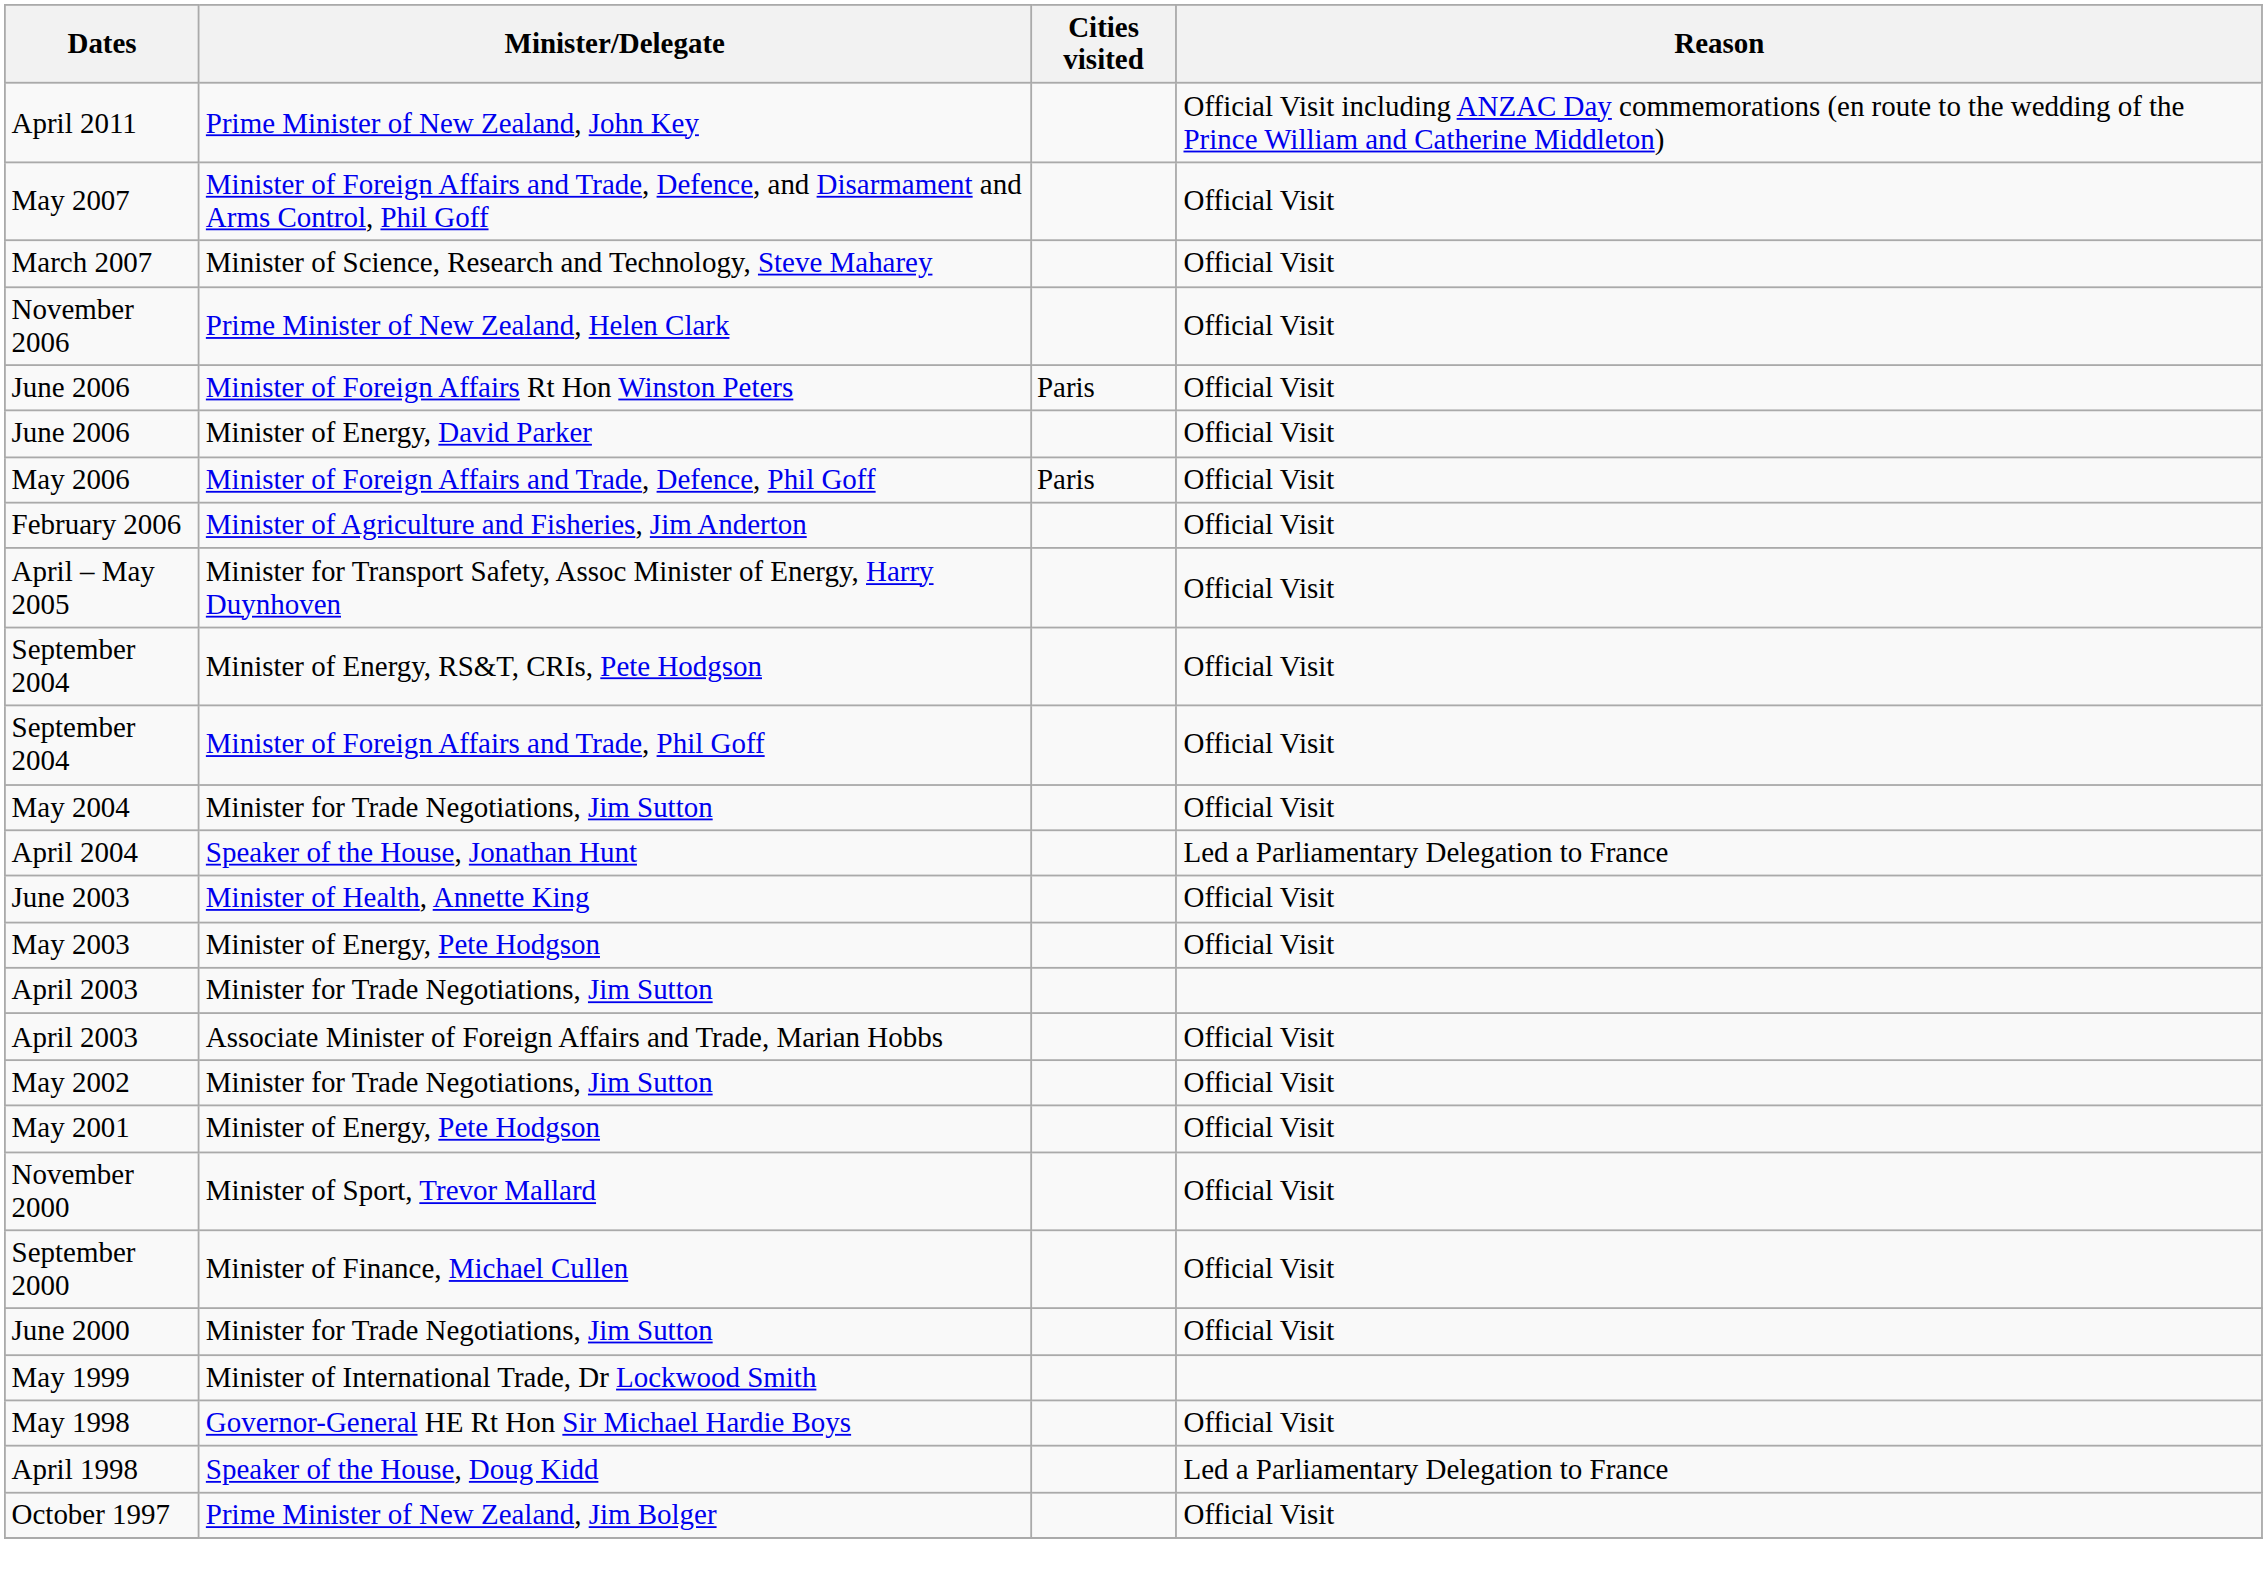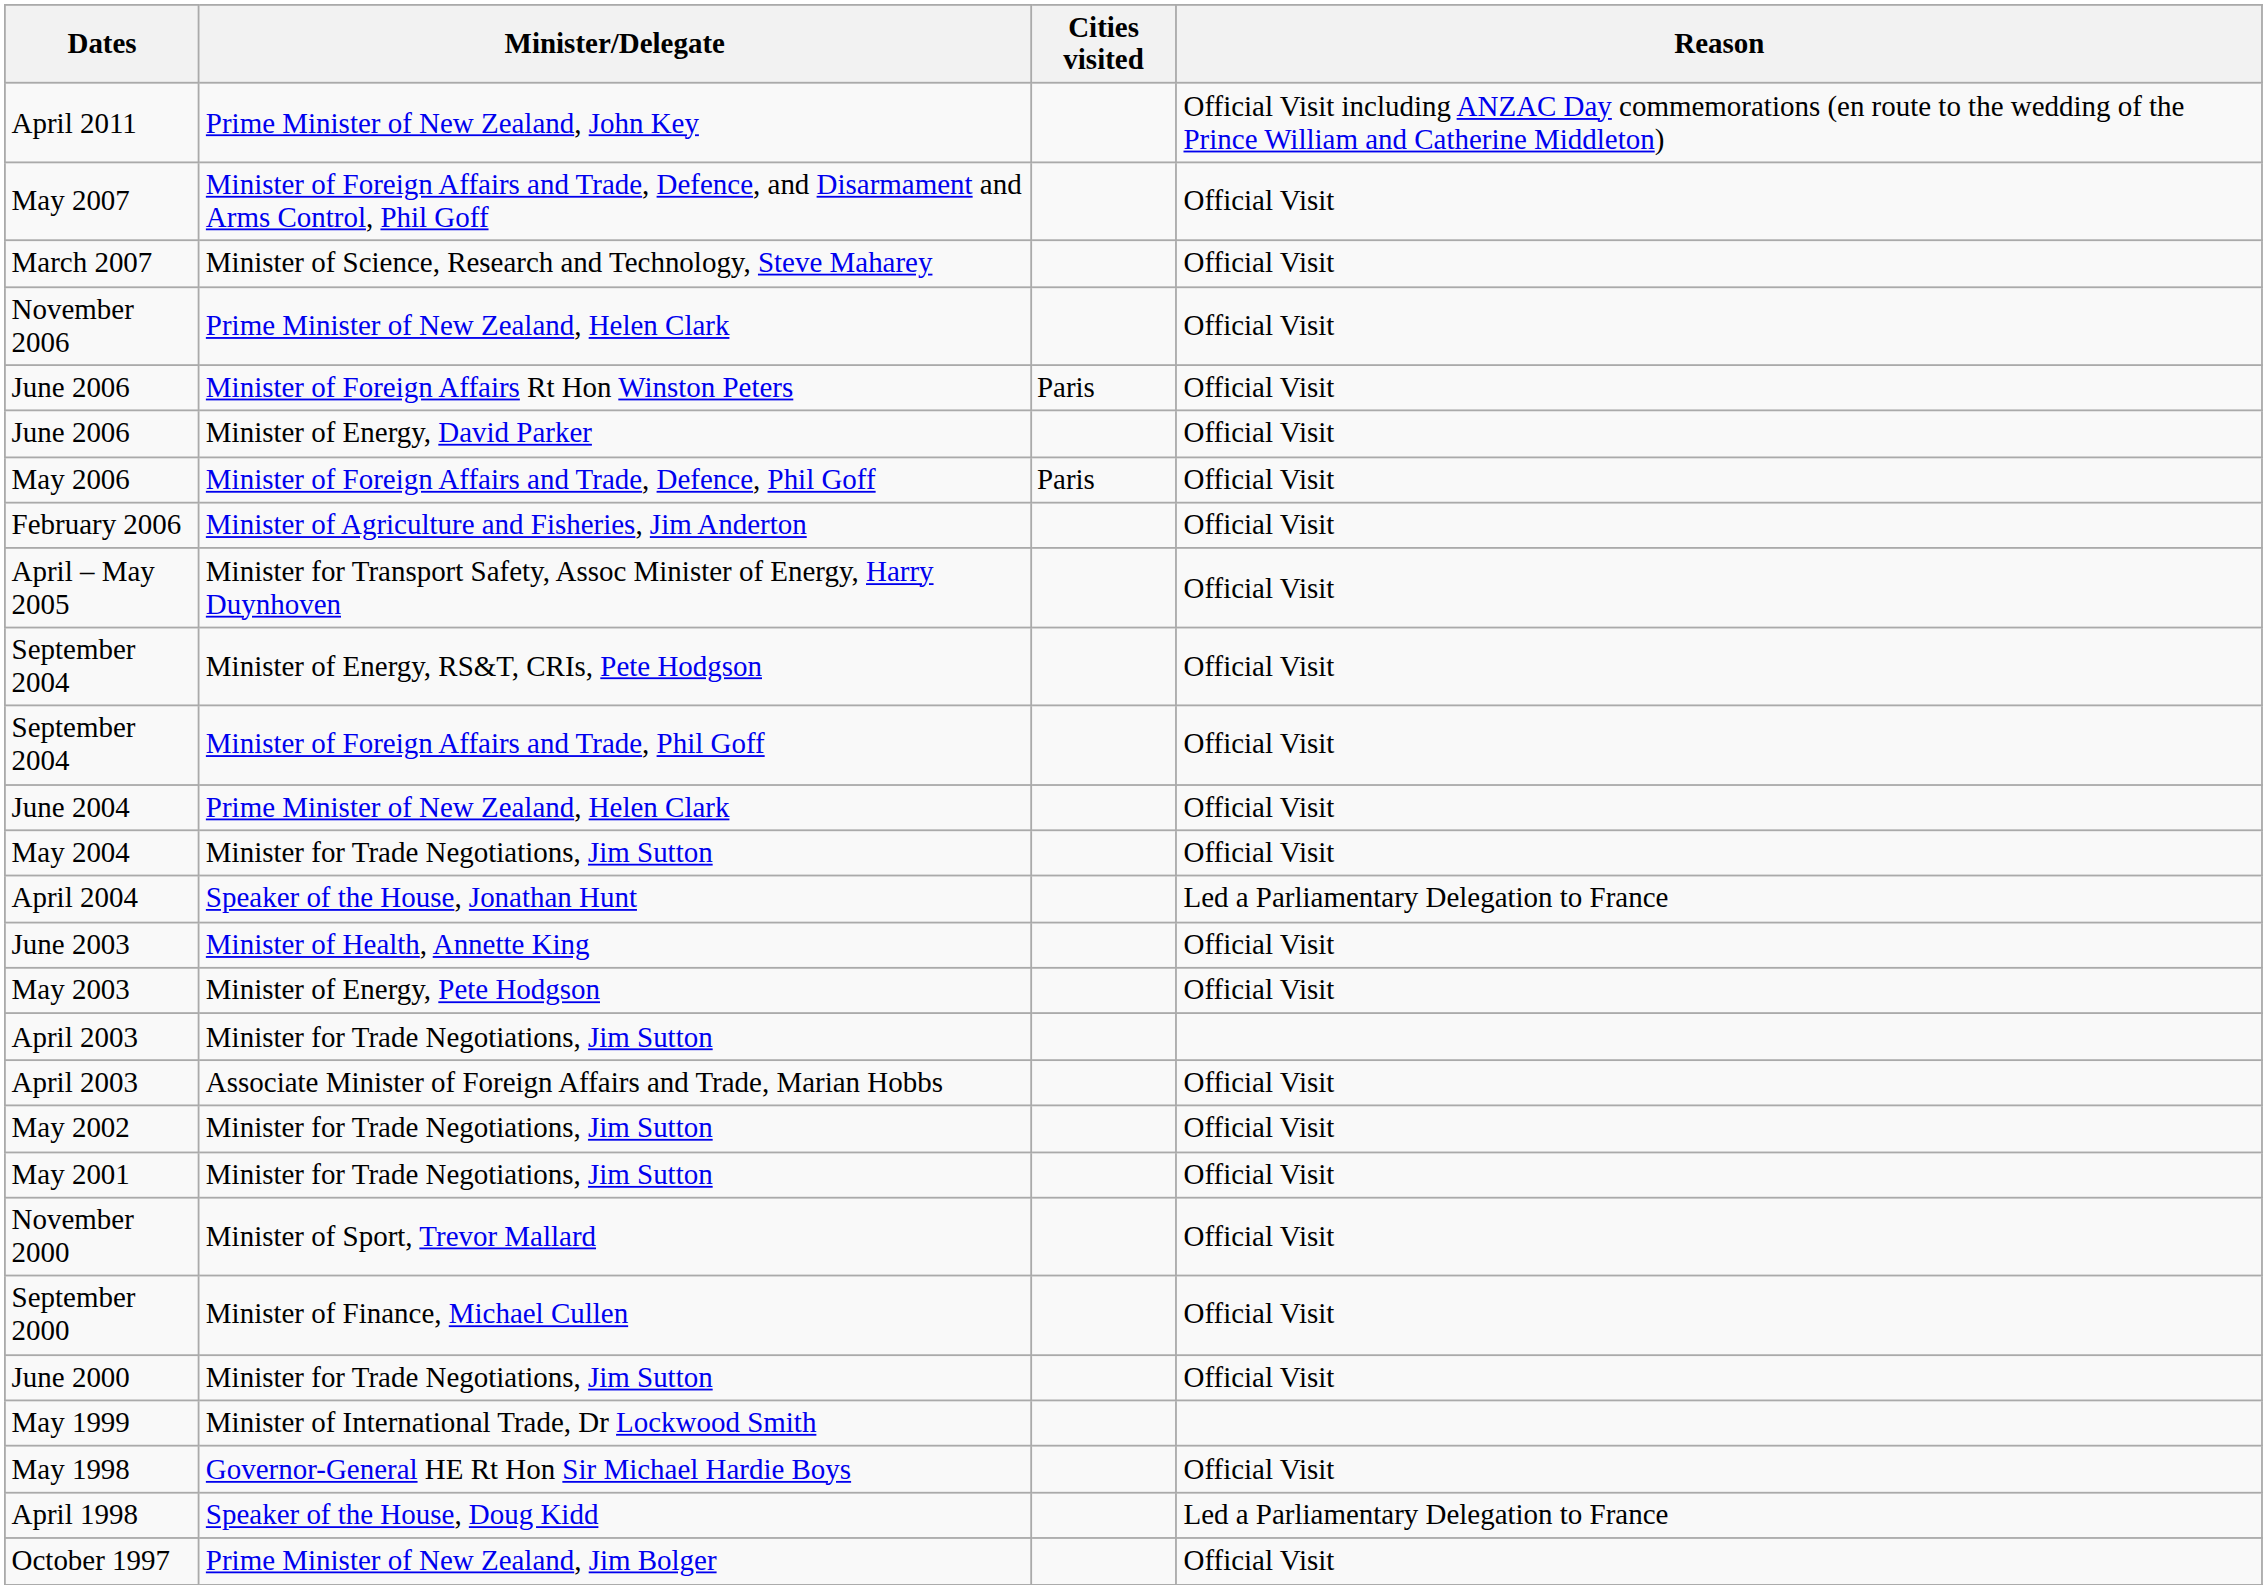+ row: (71, 806)
- row: (71, 1128)
+ row: (71, 1174)
